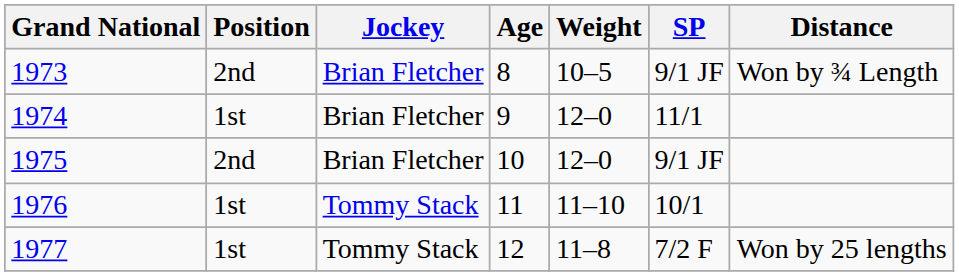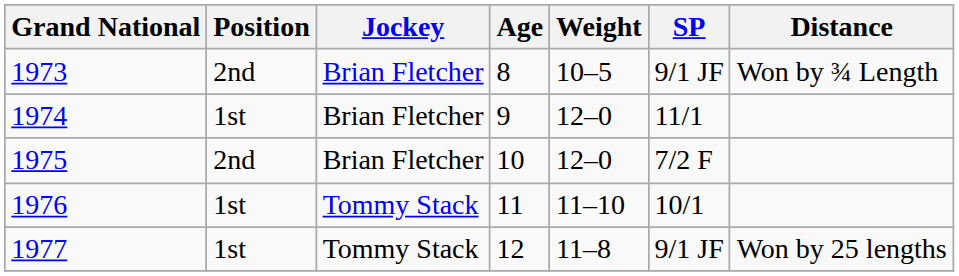(689, 159) 9/1 JF -> (684, 159) 7/2 F
(684, 248) 7/2 F -> (689, 248) 9/1 JF
